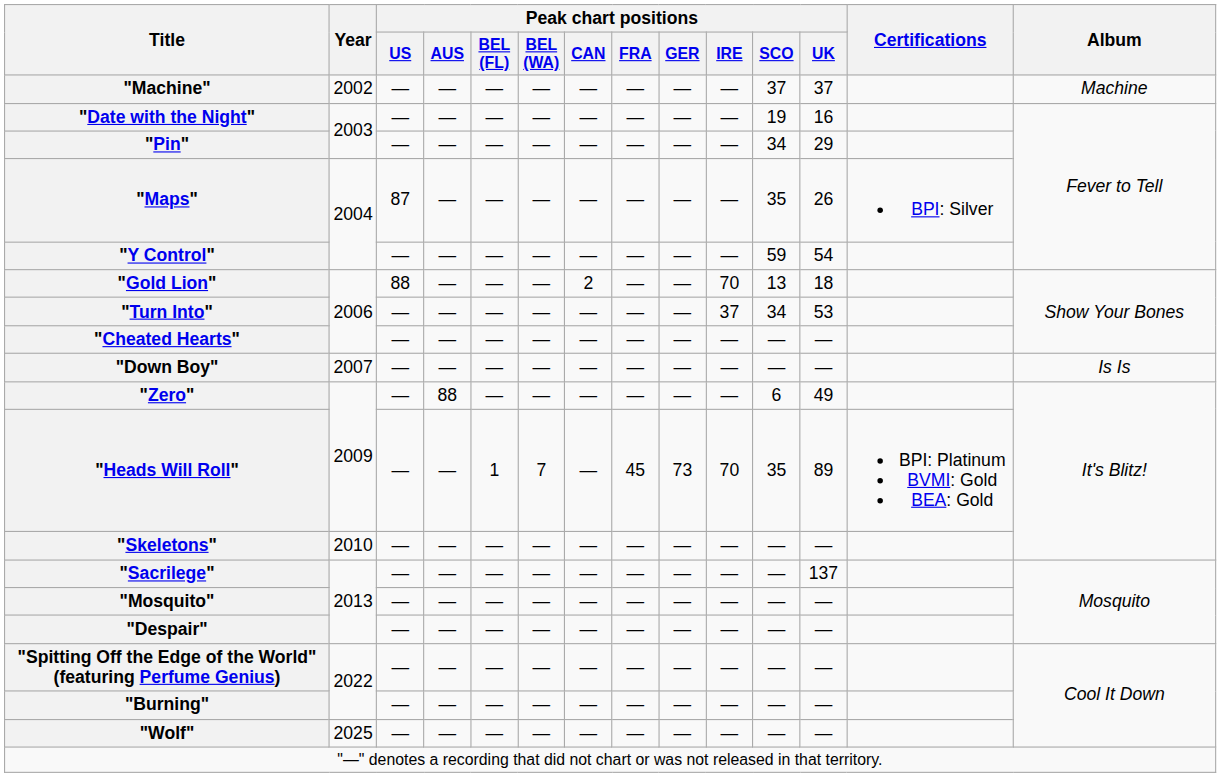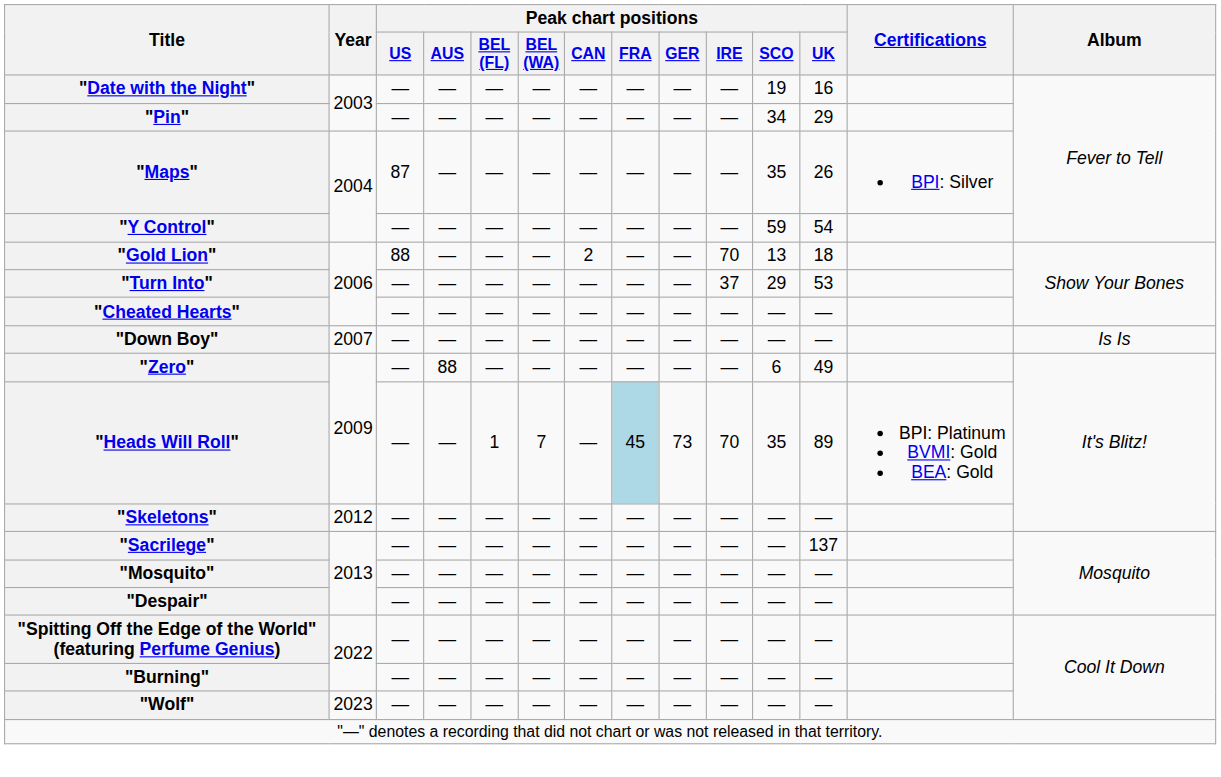- row: (167, 88)
(776, 311) 34 -> (776, 283) 29
(635, 470) no background -> (635, 442) lightblue background
(353, 545) 2010 -> (353, 517) 2012
(353, 732) 2025 -> (353, 704) 2023
